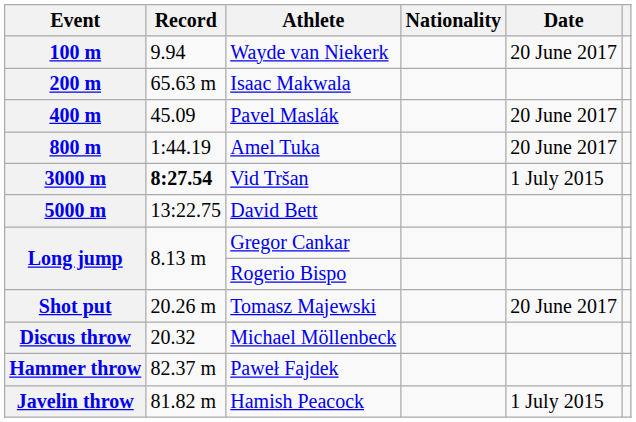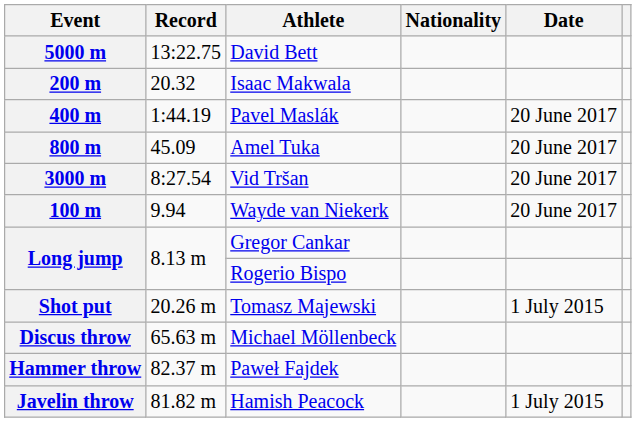rows swapped: (75, 52) <-> (75, 210)
(183, 83) 65.63 m -> (173, 83) 20.32
(173, 115) 45.09 -> (181, 115) 1:44.19
(181, 147) 1:44.19 -> (173, 147) 45.09
(181, 178) bold -> (181, 178) normal
(557, 178) 1 July 2015 -> (564, 178) 20 June 2017
(564, 305) 20 June 2017 -> (557, 305) 1 July 2015
(173, 337) 20.32 -> (183, 337) 65.63 m
